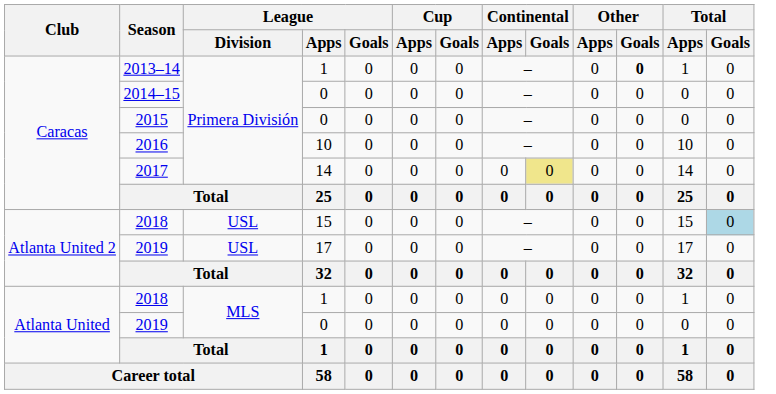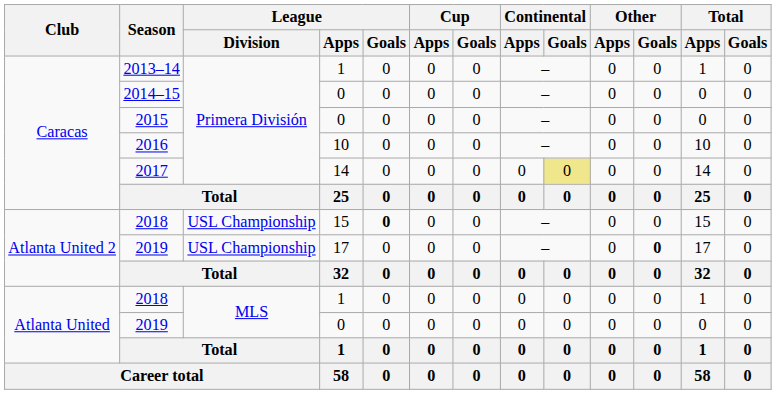(640, 68) bold -> (657, 68) normal
(243, 222) USL -> (252, 222) USL Championship
(369, 222) normal -> (386, 222) bold
(730, 222) lightblue background -> (748, 222) no background
(243, 247) USL -> (252, 247) USL Championship
(640, 247) normal -> (657, 247) bold
